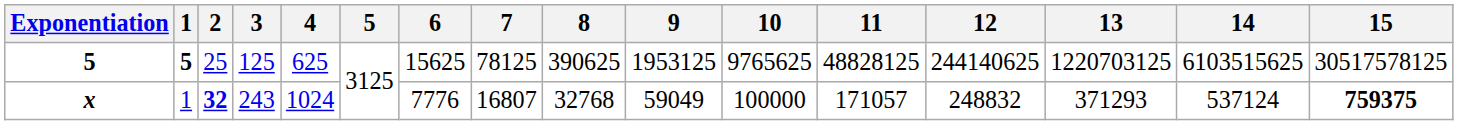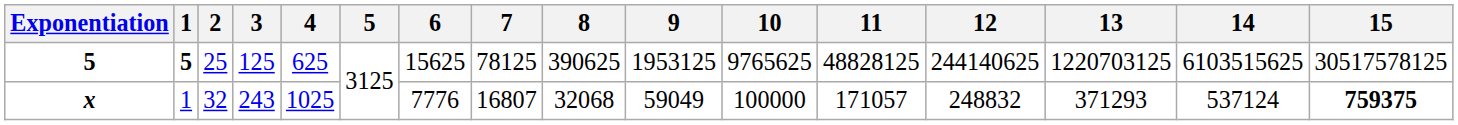(215, 100) bold -> (215, 100) normal
(310, 100) 1024 -> (310, 100) 1025
(584, 100) 32768 -> (584, 100) 32068
